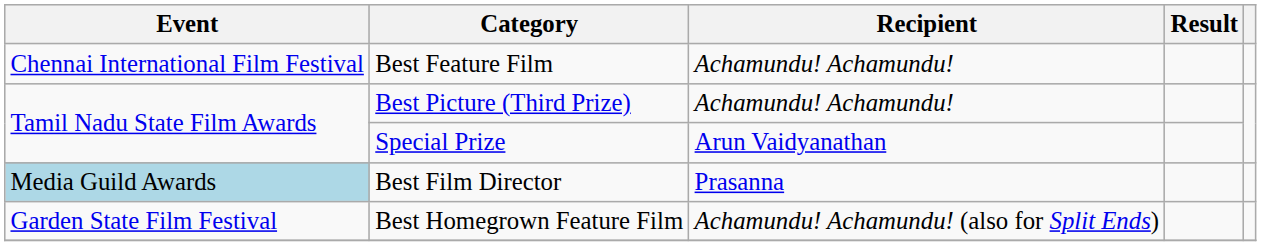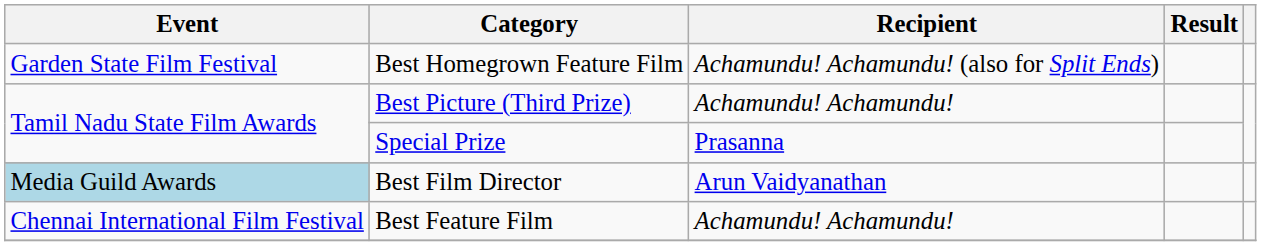rows swapped: (529, 220) <-> (464, 63)
(790, 142) Arun Vaidyanathan -> (739, 142) Prasanna
(739, 181) Prasanna -> (790, 181) Arun Vaidyanathan
